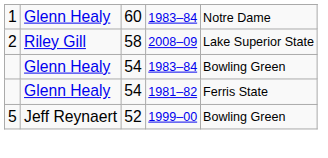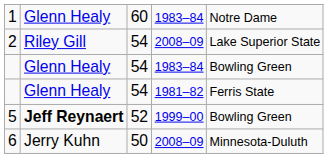(133, 41) 58 -> (139, 41) 54
(71, 116) normal -> (74, 116) bold
+ row: (12, 141)
